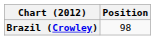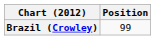(125, 28) 98 -> (125, 28) 99
